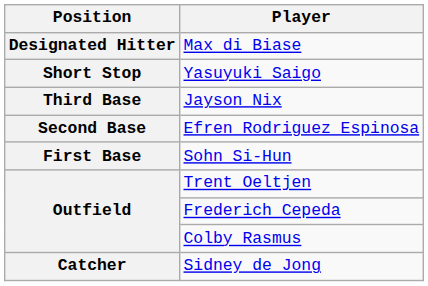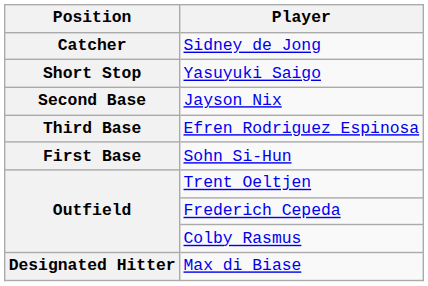rows swapped: (252, 266) <-> (242, 46)
(92, 101) Third Base -> (92, 101) Second Base
(92, 128) Second Base -> (92, 128) Third Base
